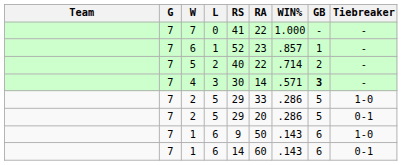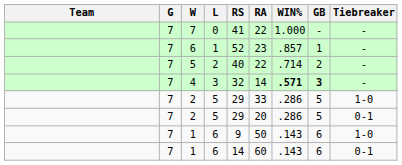(238, 82) 30 -> (238, 82) 32
(290, 82) normal -> (290, 82) bold
